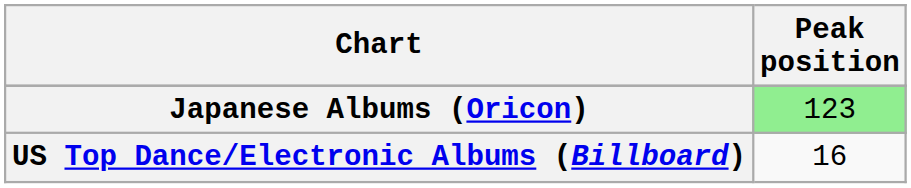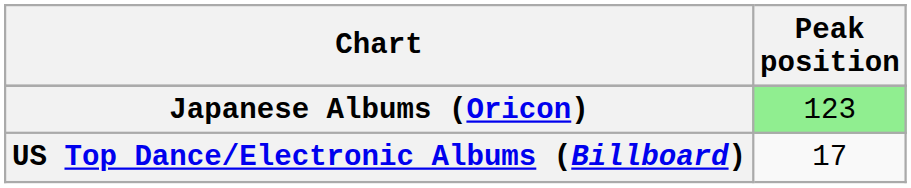(830, 157) 16 -> (830, 157) 17
